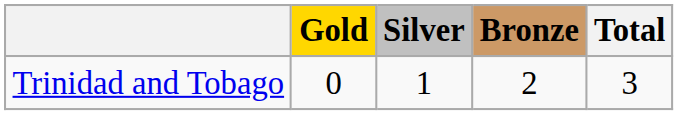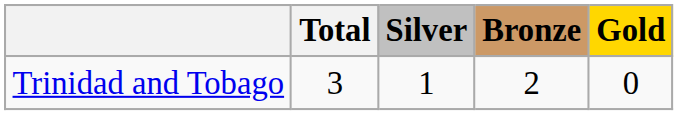columns swapped: (334, 30) <-> (630, 30)
